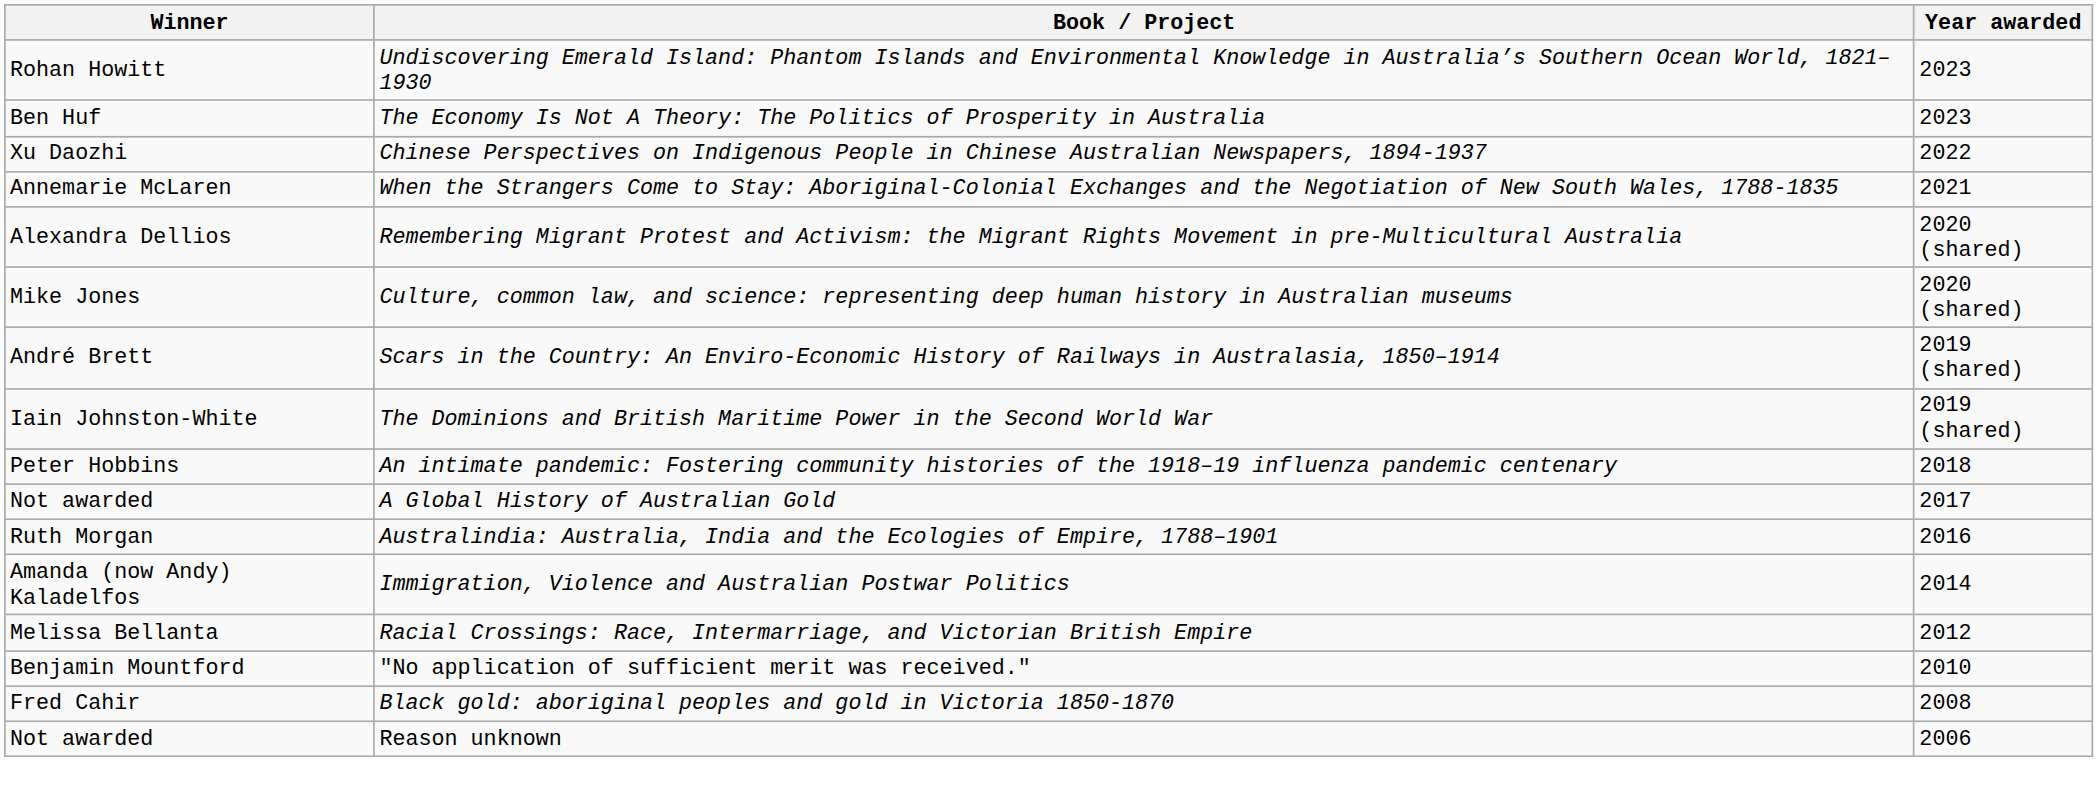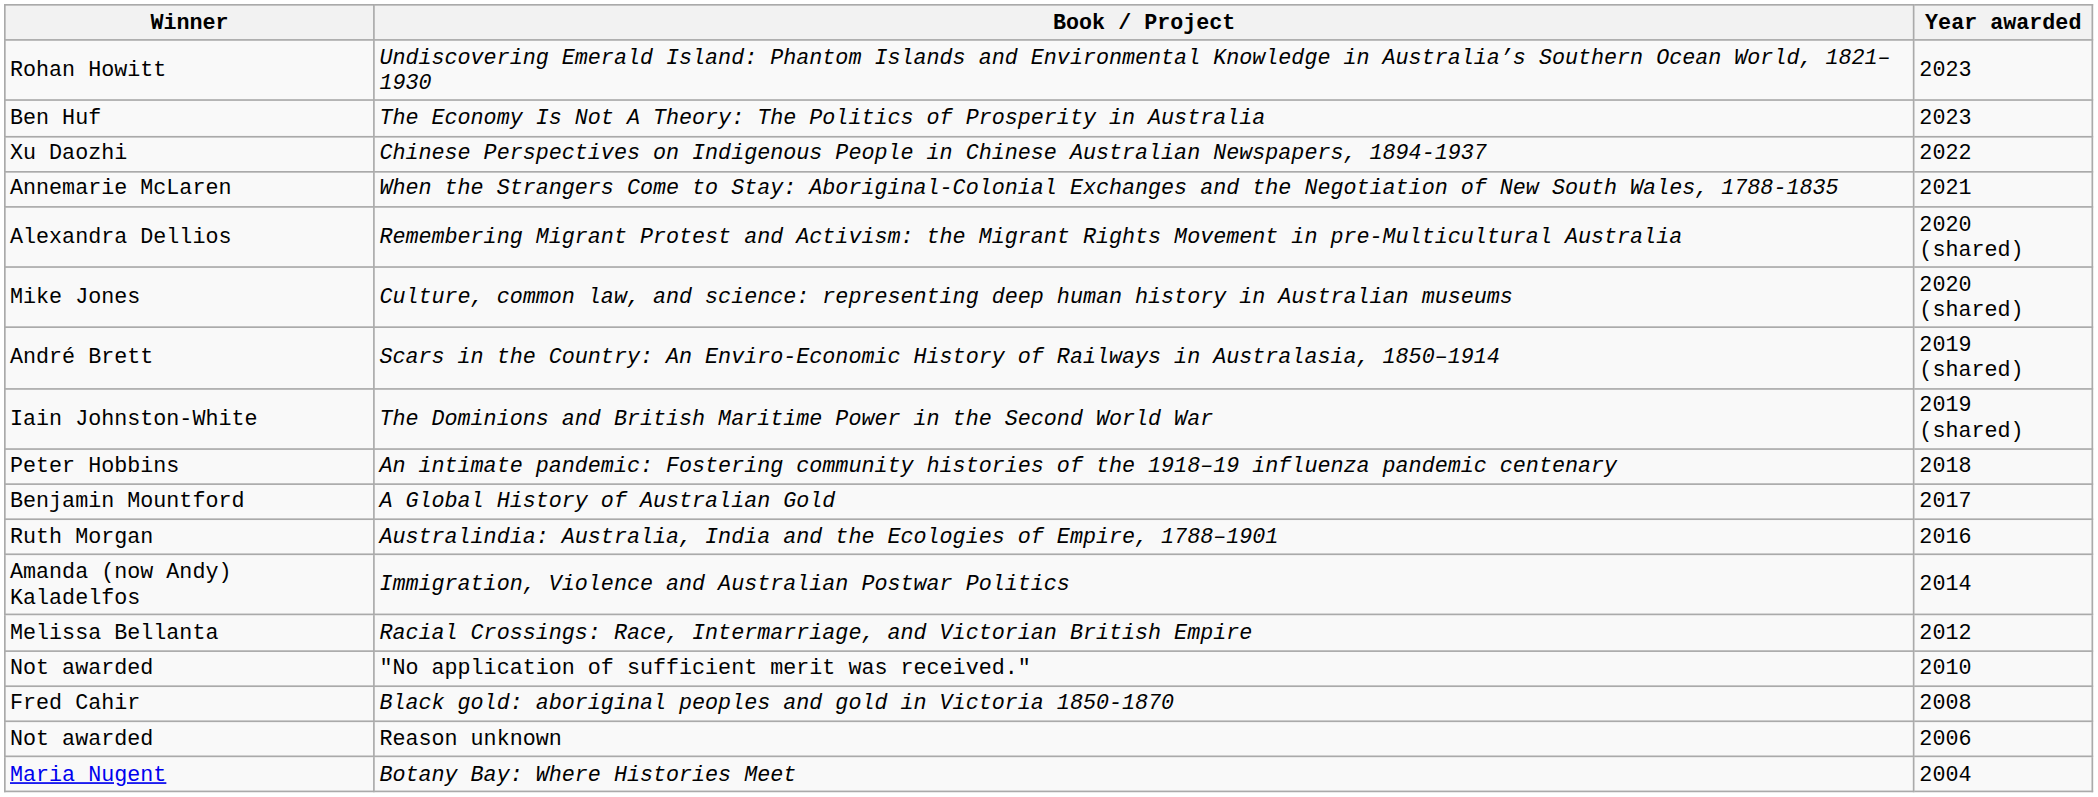(82, 502) Not awarded -> (127, 502) Benjamin Mountford
(127, 668) Benjamin Mountford -> (82, 668) Not awarded
+ row: (588, 774)
